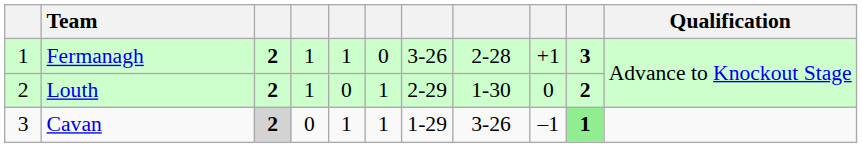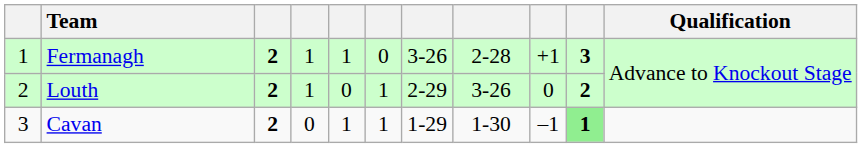(491, 90) 1-30 -> (491, 90) 3-26
(273, 124) lightgrey background -> (273, 124) no background
(491, 124) 3-26 -> (491, 124) 1-30
